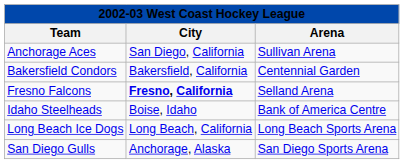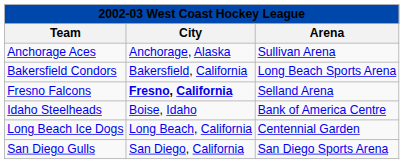(187, 52) San Diego, California -> (180, 52) Anchorage, Alaska
(309, 71) Centennial Garden -> (327, 71) Long Beach Sports Arena
(327, 129) Long Beach Sports Arena -> (309, 129) Centennial Garden
(180, 149) Anchorage, Alaska -> (187, 149) San Diego, California
